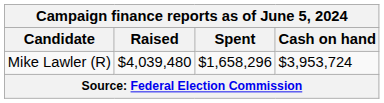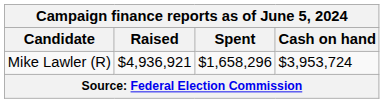(155, 62) $4,039,480 -> (155, 62) $4,936,921
